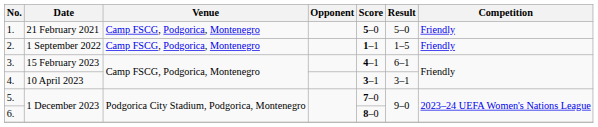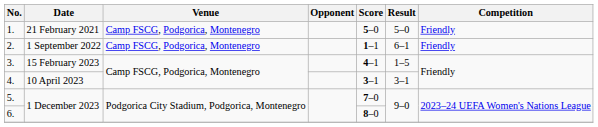(402, 47) 1–5 -> (402, 47) 6–1
(402, 63) 6–1 -> (402, 63) 1–5
